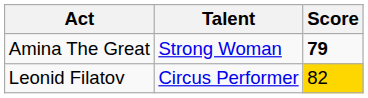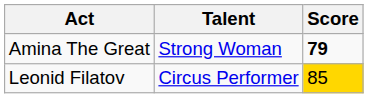(318, 78) 82 -> (318, 78) 85
